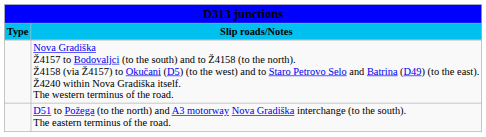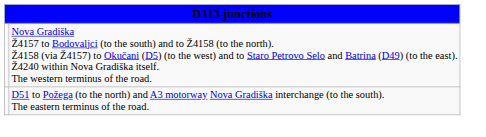- row: (256, 31)
